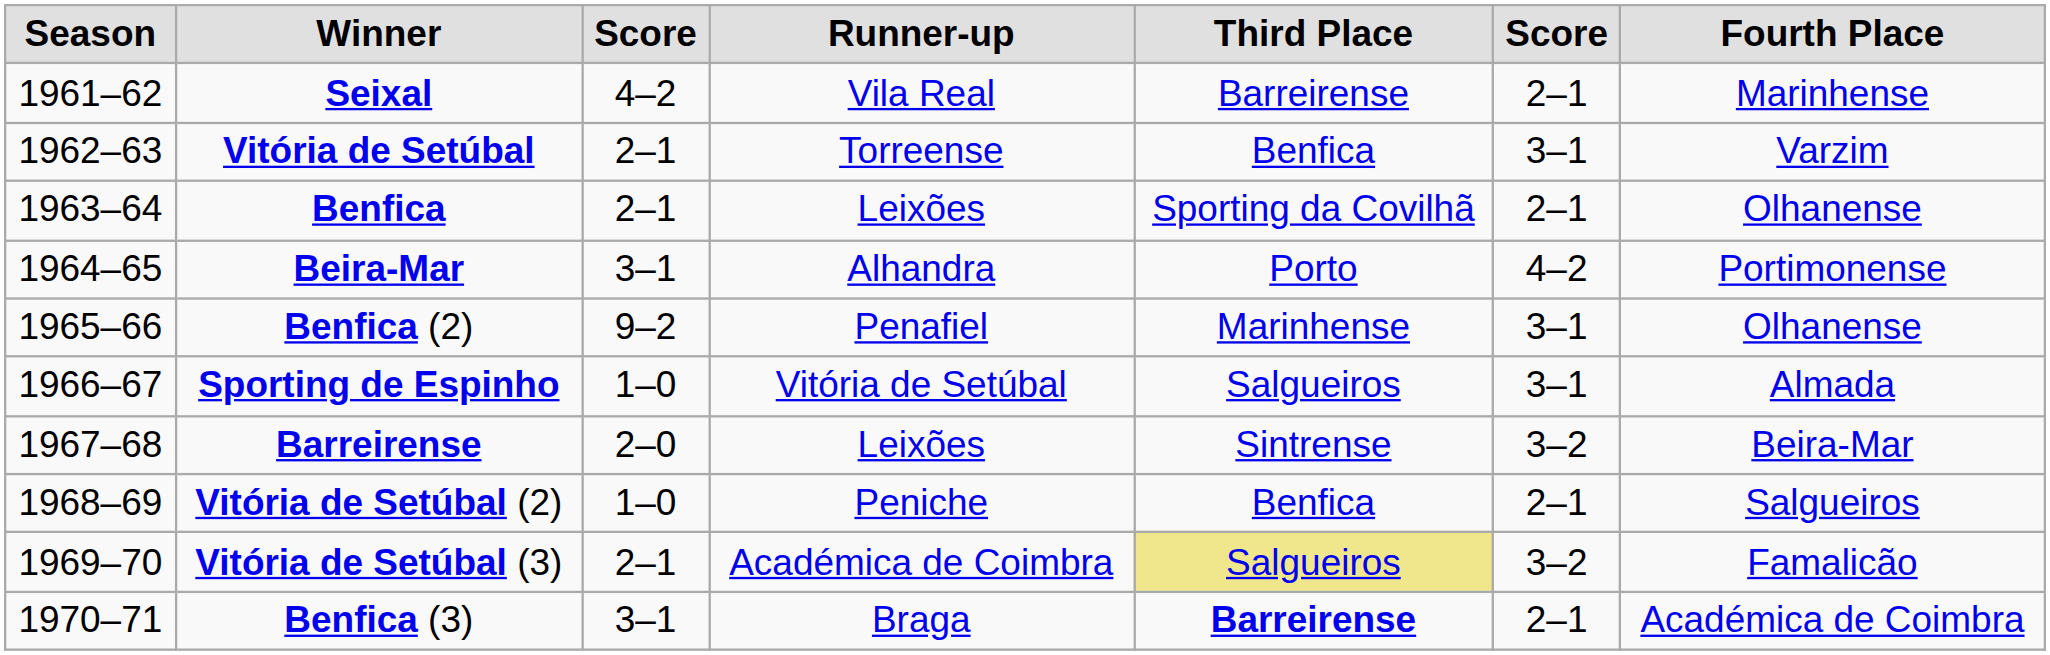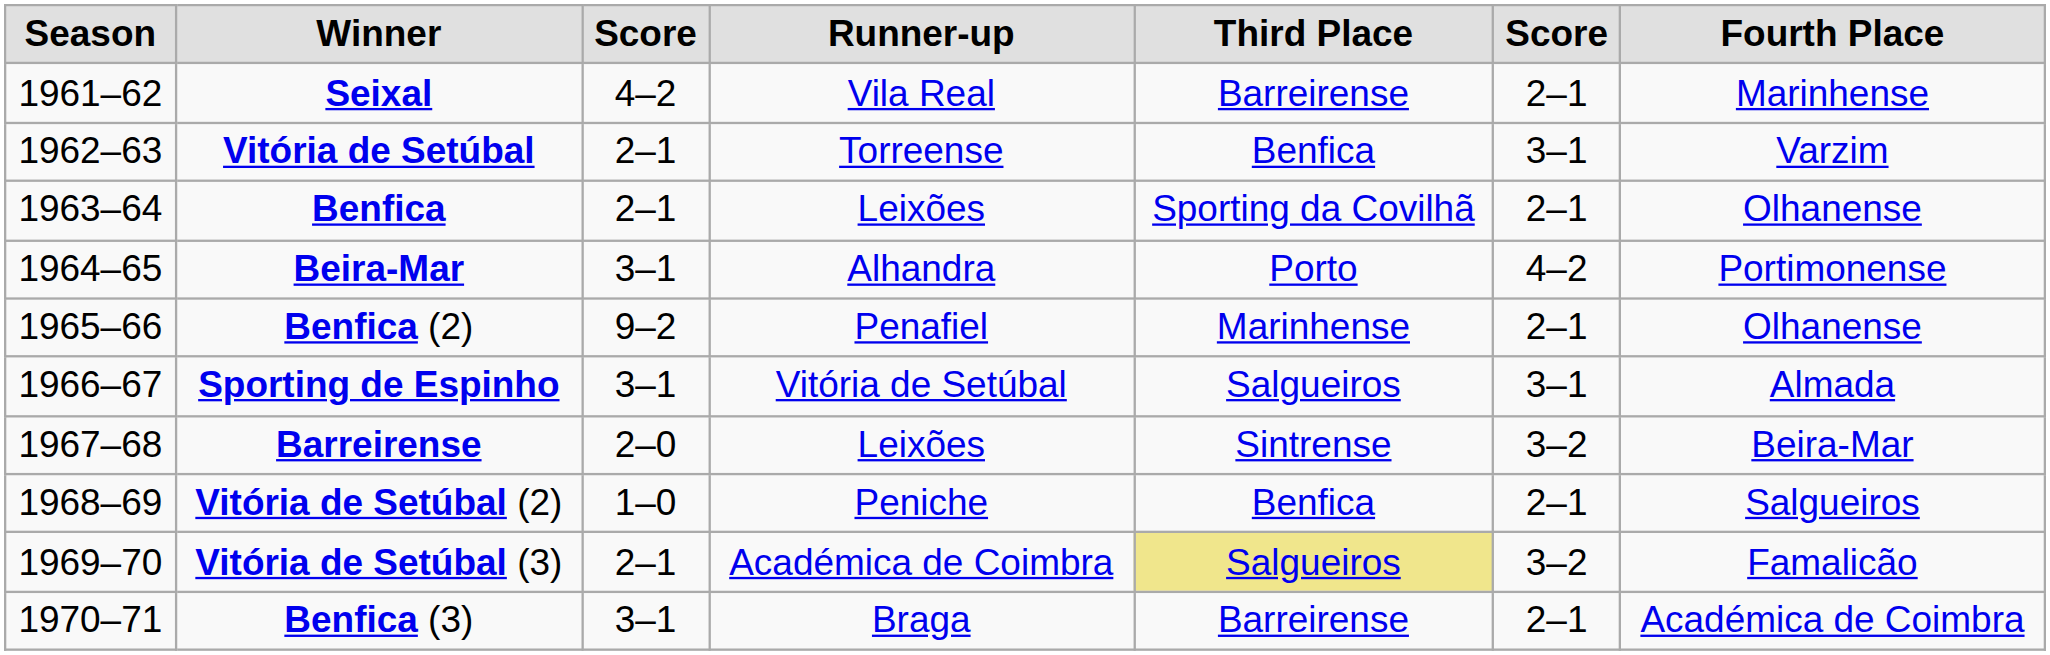(1557, 326) 3–1 -> (1557, 326) 2–1
(646, 385) 1–0 -> (646, 385) 3–1
(1313, 619) bold -> (1313, 619) normal
